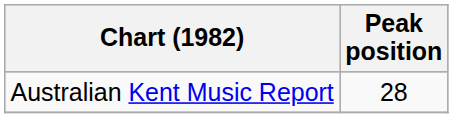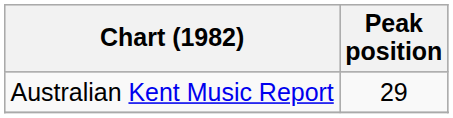(394, 91) 28 -> (394, 91) 29
